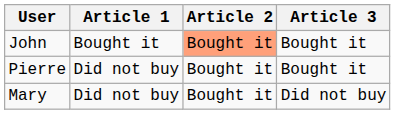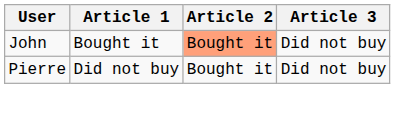(324, 44) Bought it -> (334, 44) Did not buy
(324, 70) Bought it -> (334, 70) Did not buy
- row: (28, 96)
